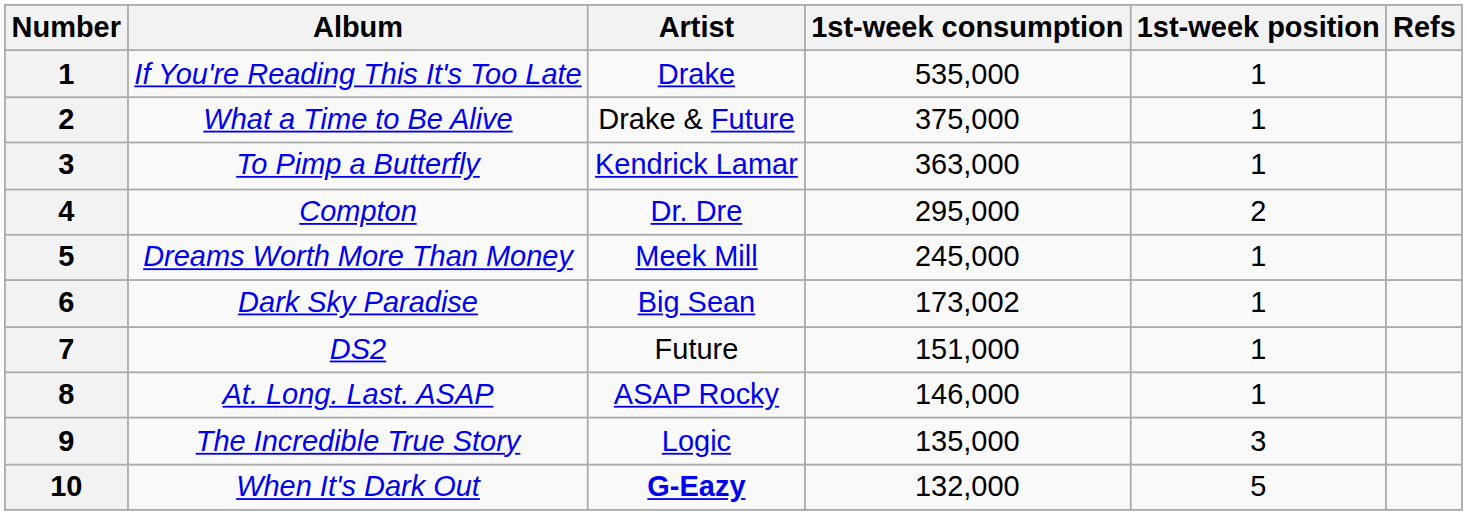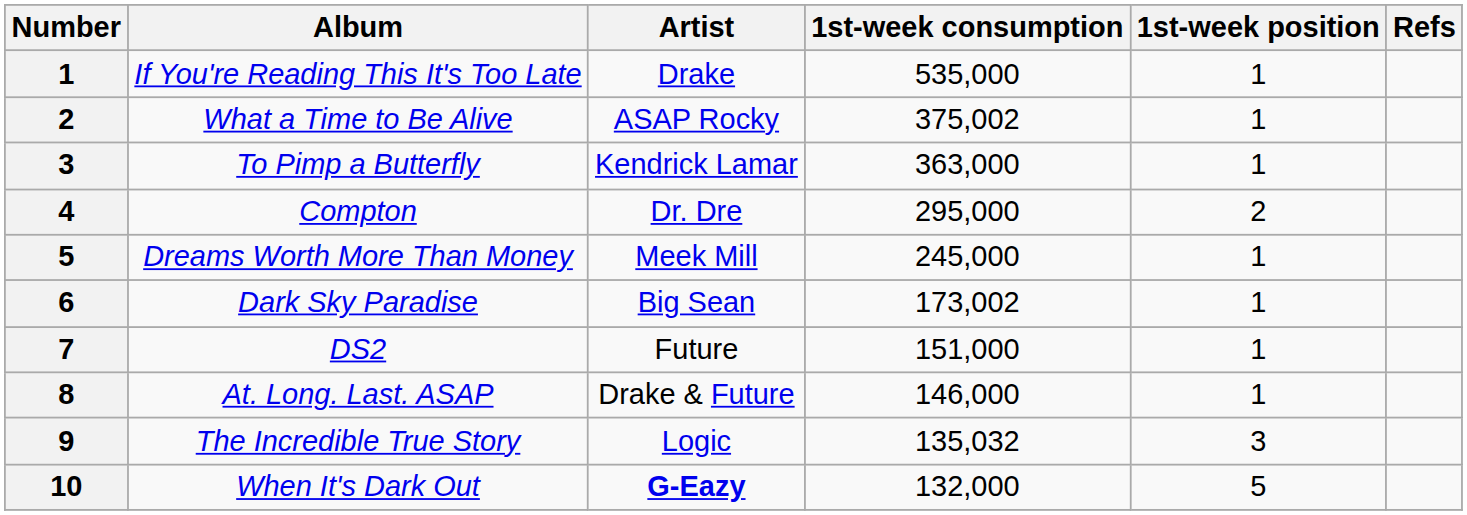(696, 119) Drake & Future -> (696, 119) ASAP Rocky
(967, 119) 375,000 -> (967, 119) 375,002
(696, 394) ASAP Rocky -> (696, 394) Drake & Future
(967, 440) 135,000 -> (967, 440) 135,032
